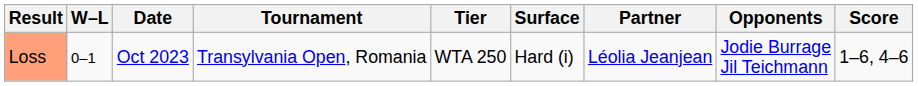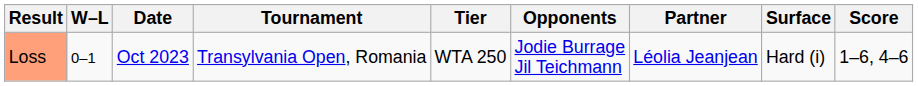columns swapped: (547, 18) <-> (776, 18)
